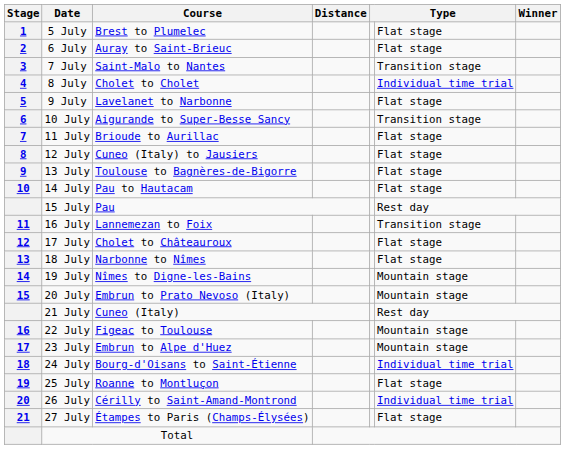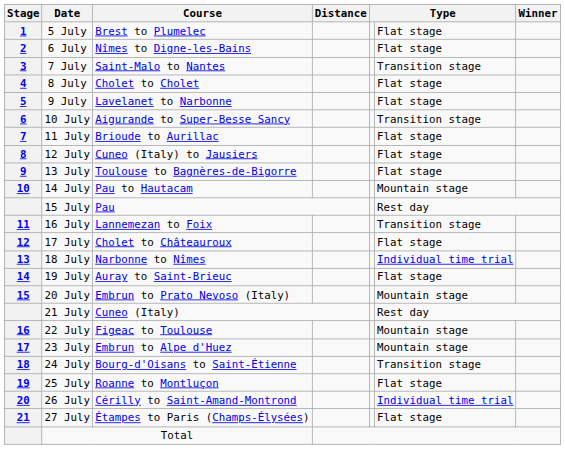(163, 48) Auray to Saint-Brieuc -> (173, 48) Nîmes to Digne-les-Bains
(445, 84) Individual time trial -> (409, 84) Flat stage
(409, 189) Flat stage -> (422, 189) Mountain stage
(409, 259) Flat stage -> (445, 259) Individual time trial
(173, 277) Nîmes to Digne-les-Bains -> (163, 277) Auray to Saint-Brieuc
(422, 277) Mountain stage -> (409, 277) Flat stage
(445, 365) Individual time trial -> (429, 365) Transition stage
